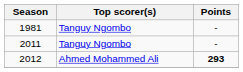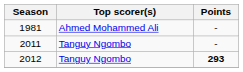(95, 28) Tanguy Ngombo -> (109, 28) Ahmed Mohammed Ali
(109, 59) Ahmed Mohammed Ali -> (95, 59) Tanguy Ngombo
